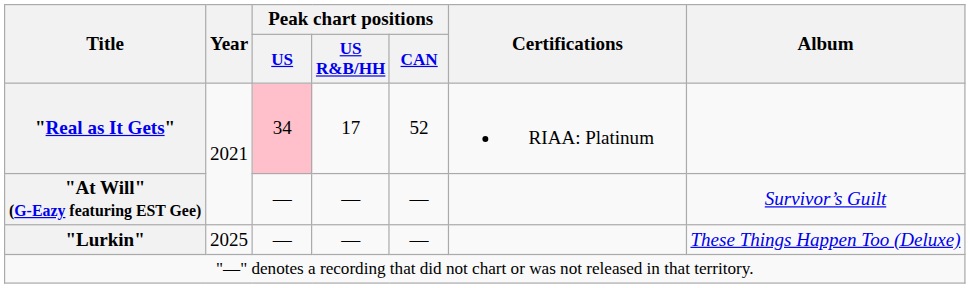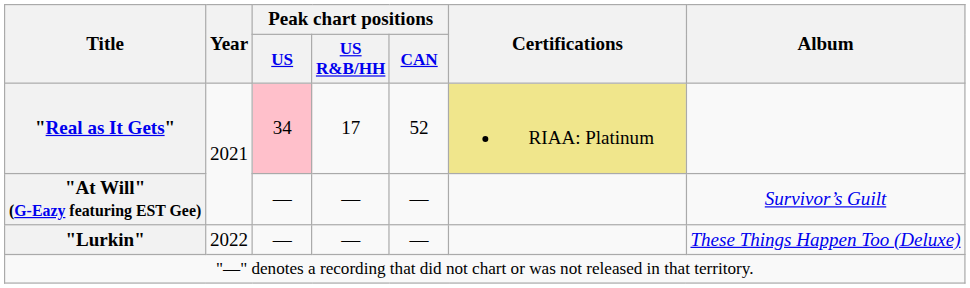(567, 139) no background -> (567, 139) khaki background
(229, 239) 2025 -> (229, 239) 2022
